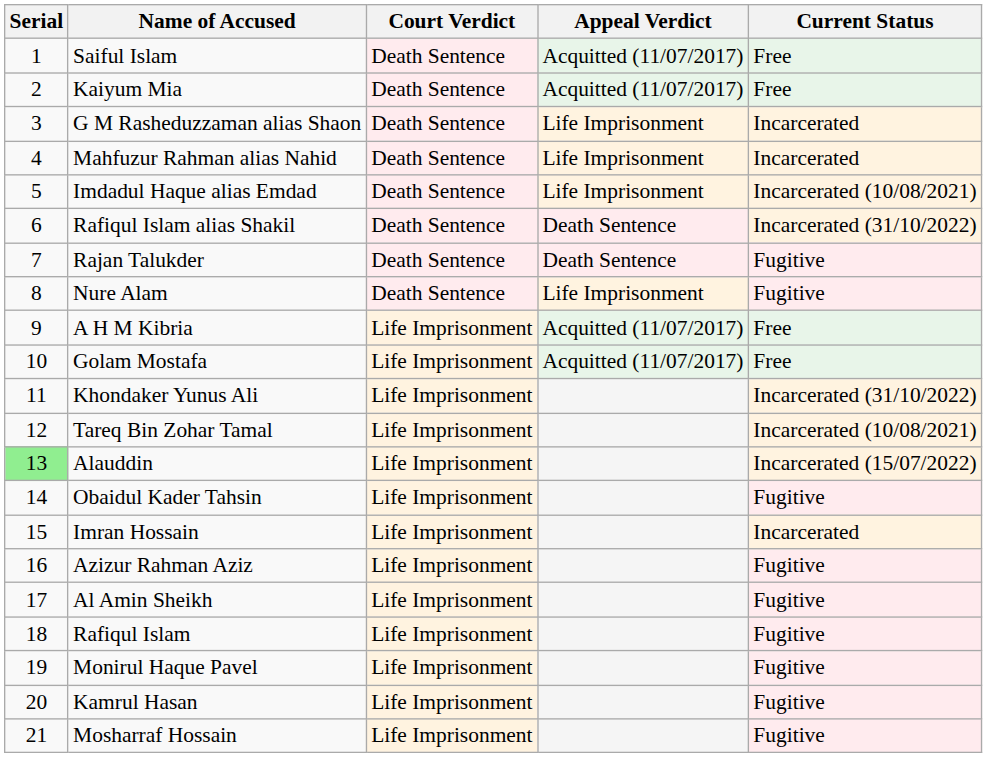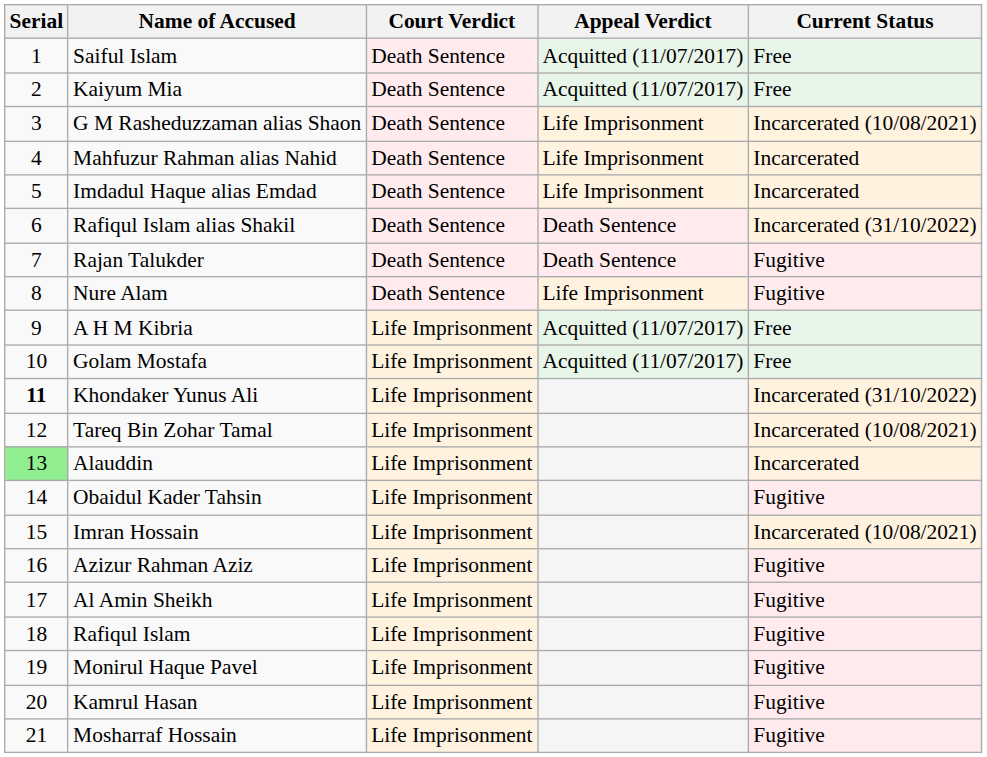(806, 123) Incarcerated -> (865, 123) Incarcerated (10/08/2021)
(865, 191) Incarcerated (10/08/2021) -> (806, 191) Incarcerated
(36, 395) normal -> (36, 395) bold
(865, 463) Incarcerated (15/07/2022) -> (806, 463) Incarcerated
(806, 531) Incarcerated -> (865, 531) Incarcerated (10/08/2021)
